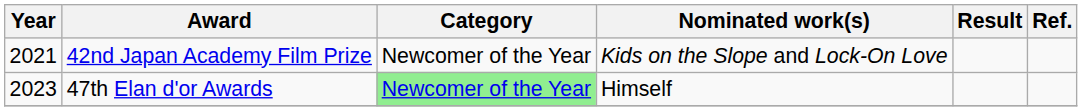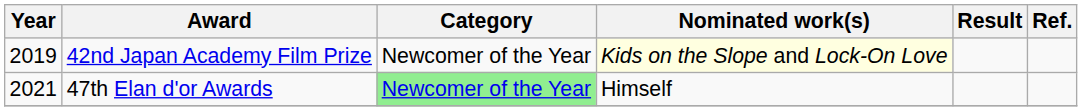(33, 55) 2021 -> (33, 55) 2019
(774, 55) no background -> (774, 55) lightyellow background
(33, 88) 2023 -> (33, 88) 2021
